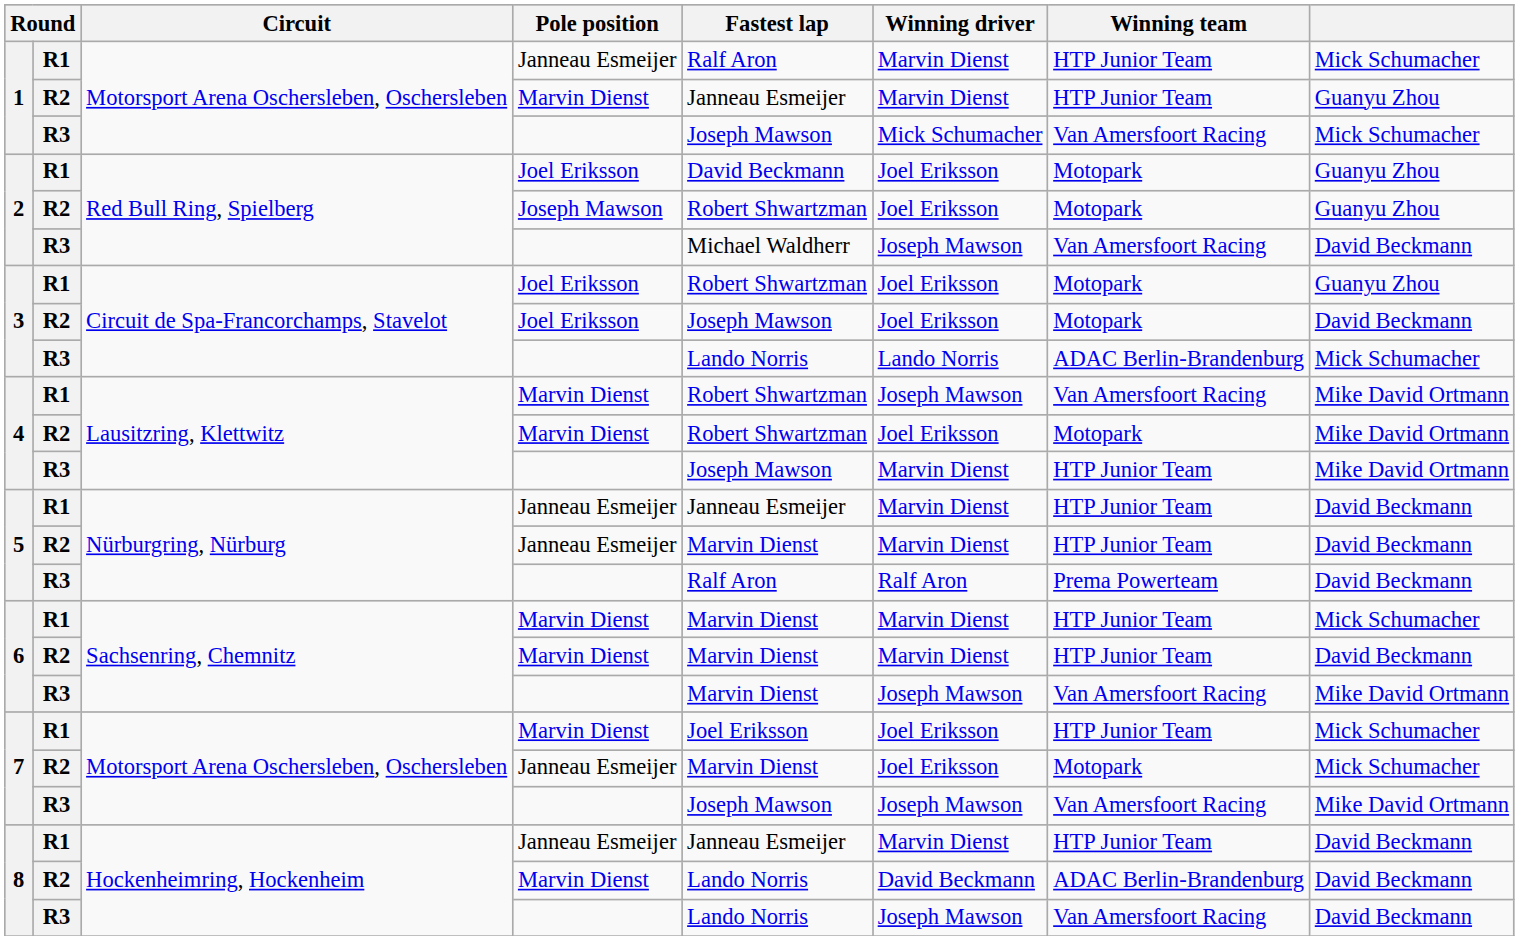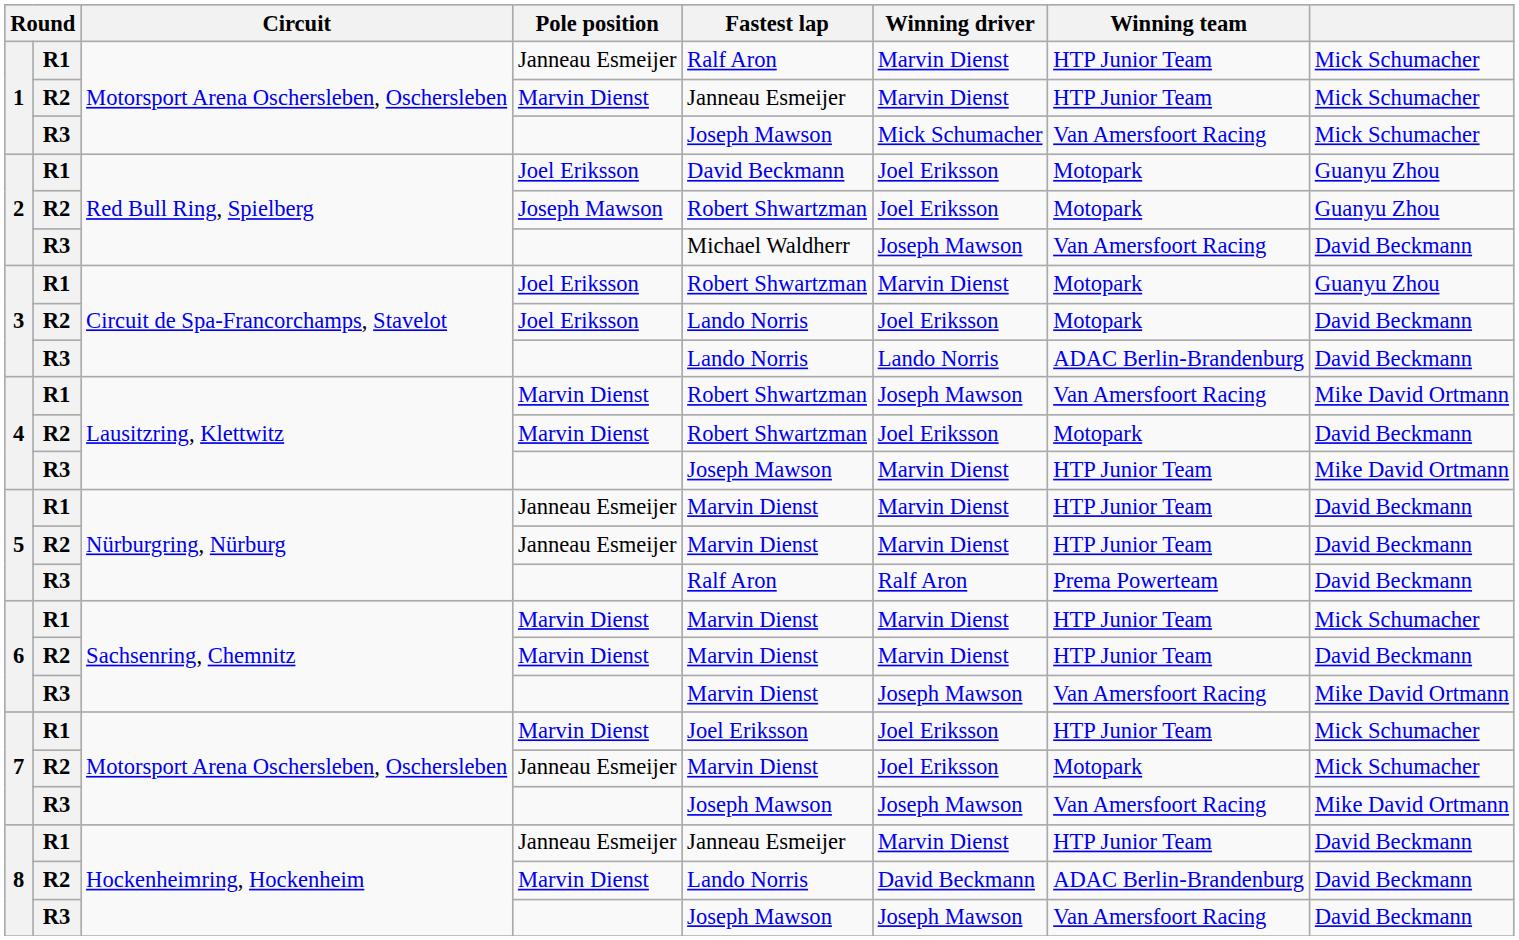(1377, 97) Guanyu Zhou -> (1397, 97) Mick Schumacher
(938, 283) Joel Eriksson -> (943, 283) Marvin Dienst
(760, 320) Joseph Mawson -> (748, 320) Lando Norris
(1397, 357) Mick Schumacher -> (1393, 357) David Beckmann
(1412, 432) Mike David Ortmann -> (1393, 432) David Beckmann
(766, 506) Janneau Esmeijer -> (753, 506) Marvin Dienst
(748, 916) Lando Norris -> (760, 916) Joseph Mawson
